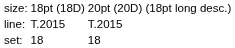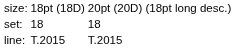rows swapped: (13, 40) <-> (15, 24)
